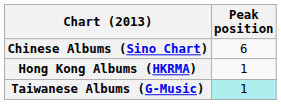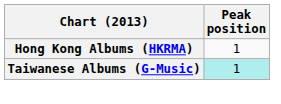- row: (108, 49)
